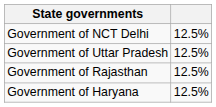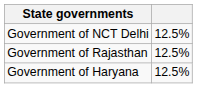- row: (88, 53)
